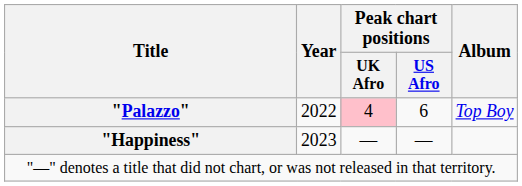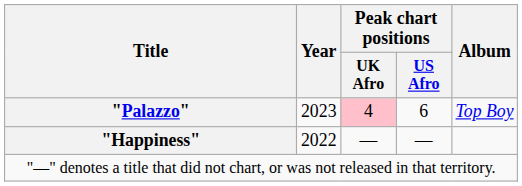(319, 111) 2022 -> (319, 111) 2023
(319, 140) 2023 -> (319, 140) 2022
